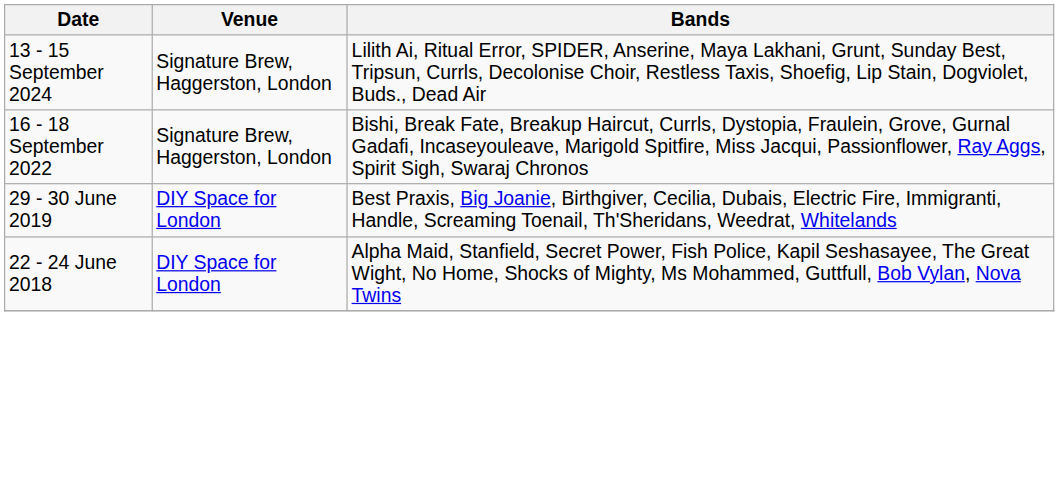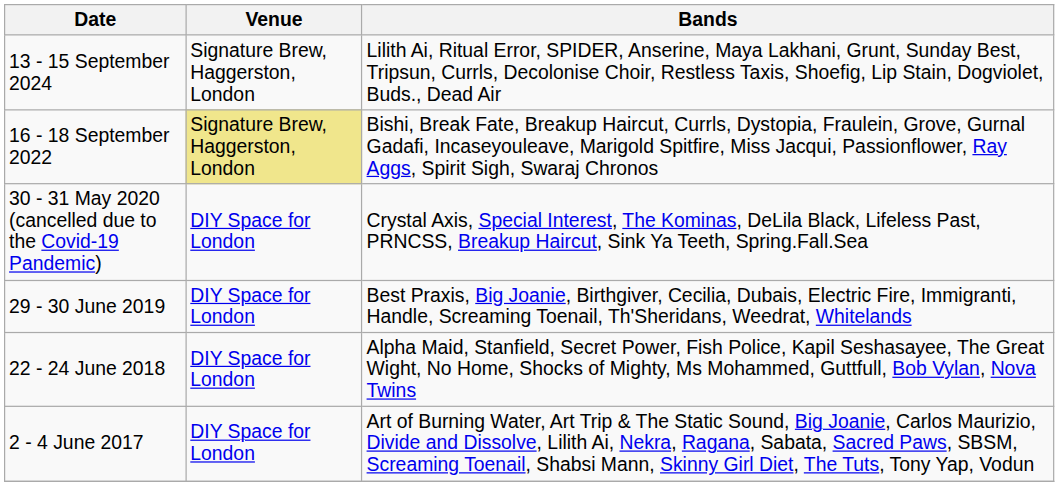(244, 146) no background -> (259, 146) khaki background
+ row: (84, 231)
+ row: (76, 443)
